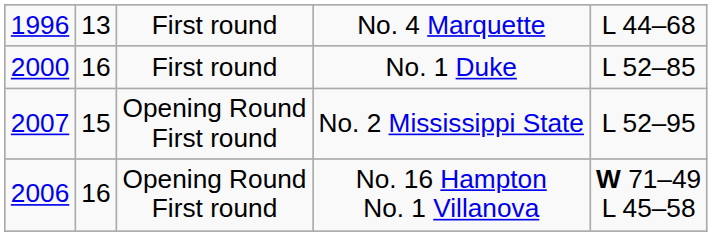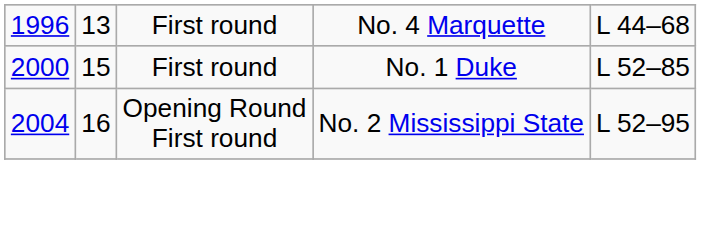(96, 66) 16 -> (96, 66) 15
(40, 123) 2007 -> (40, 123) 2004
(96, 123) 15 -> (96, 123) 16
- row: (451, 194)
